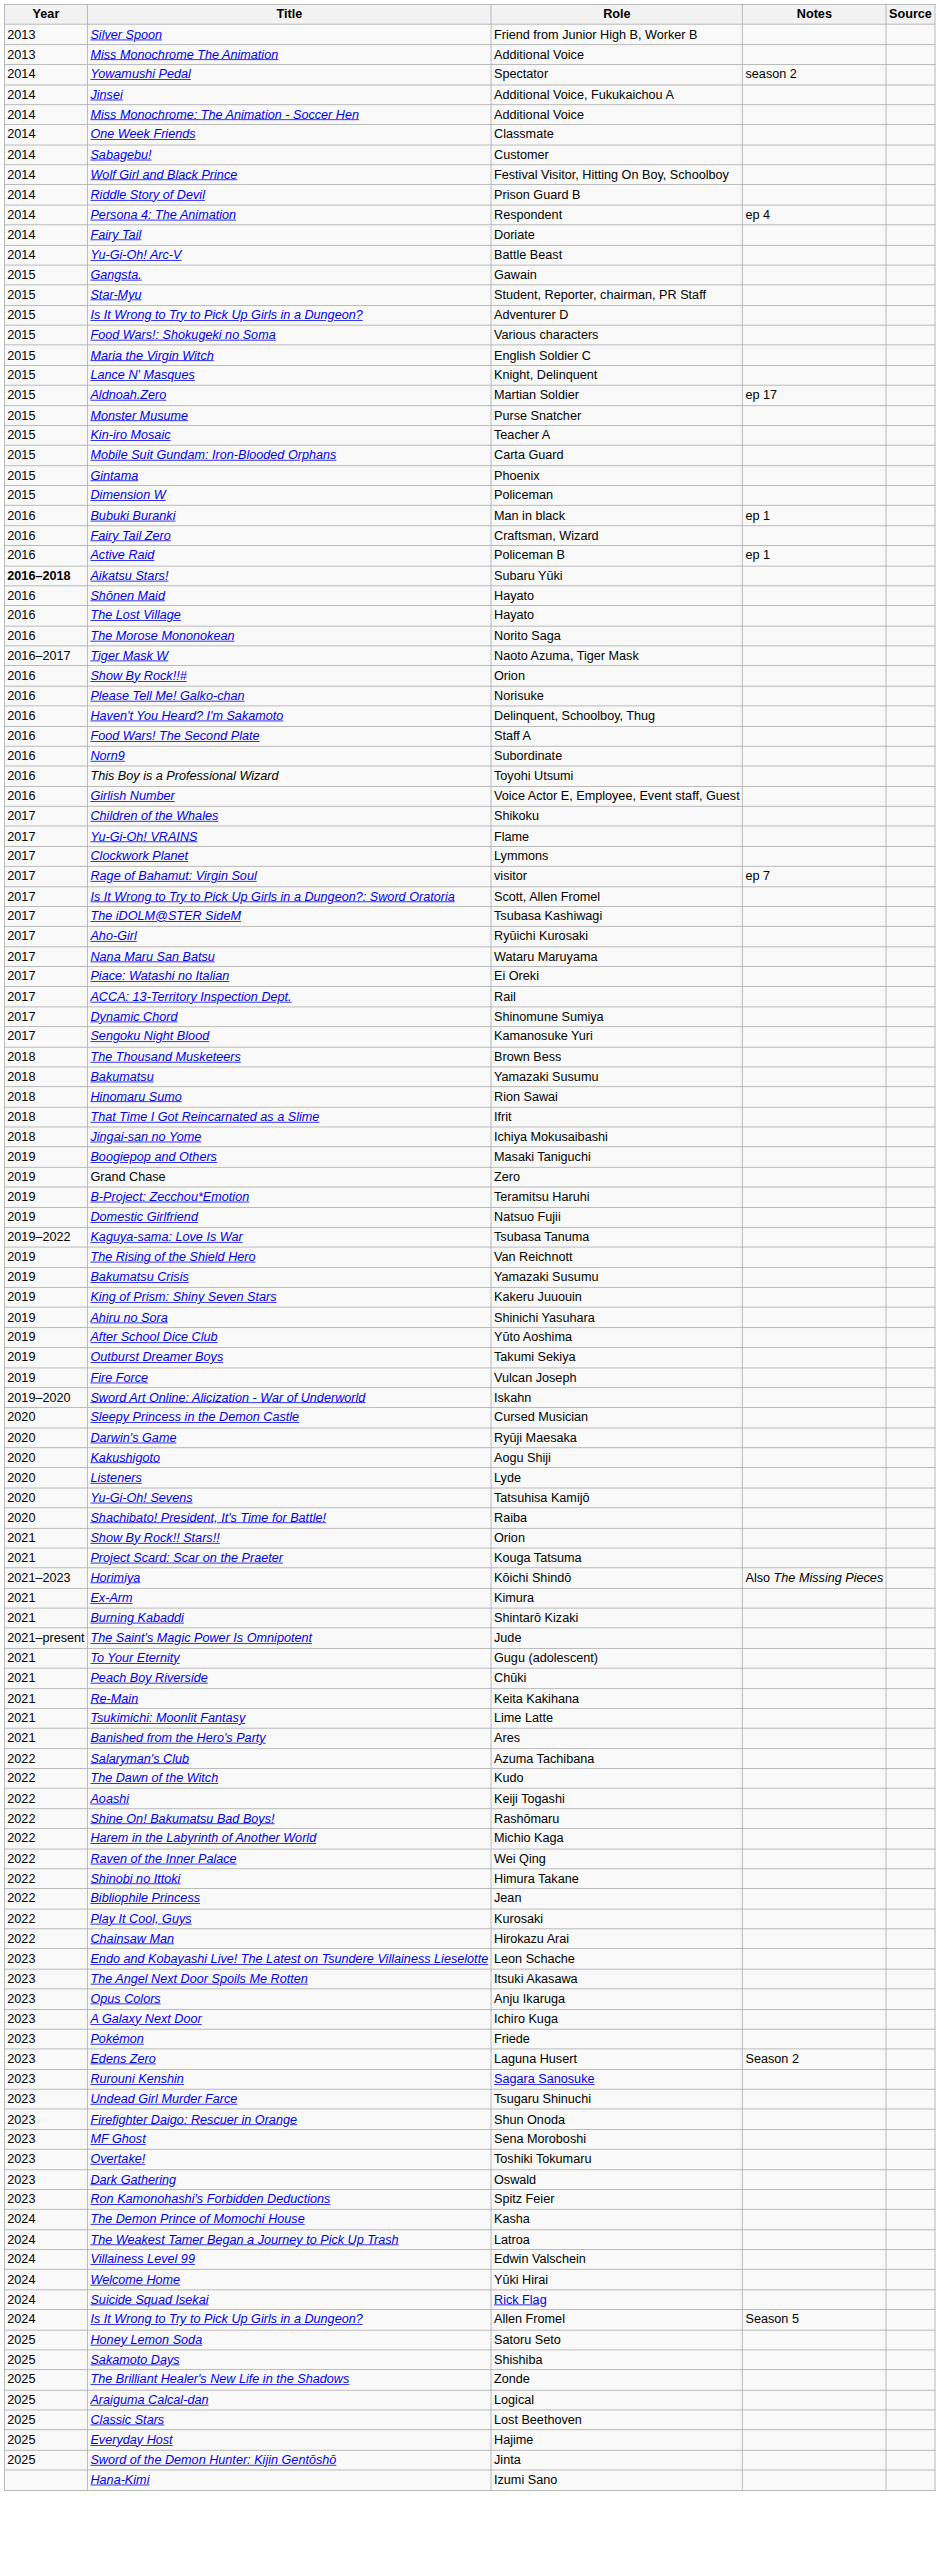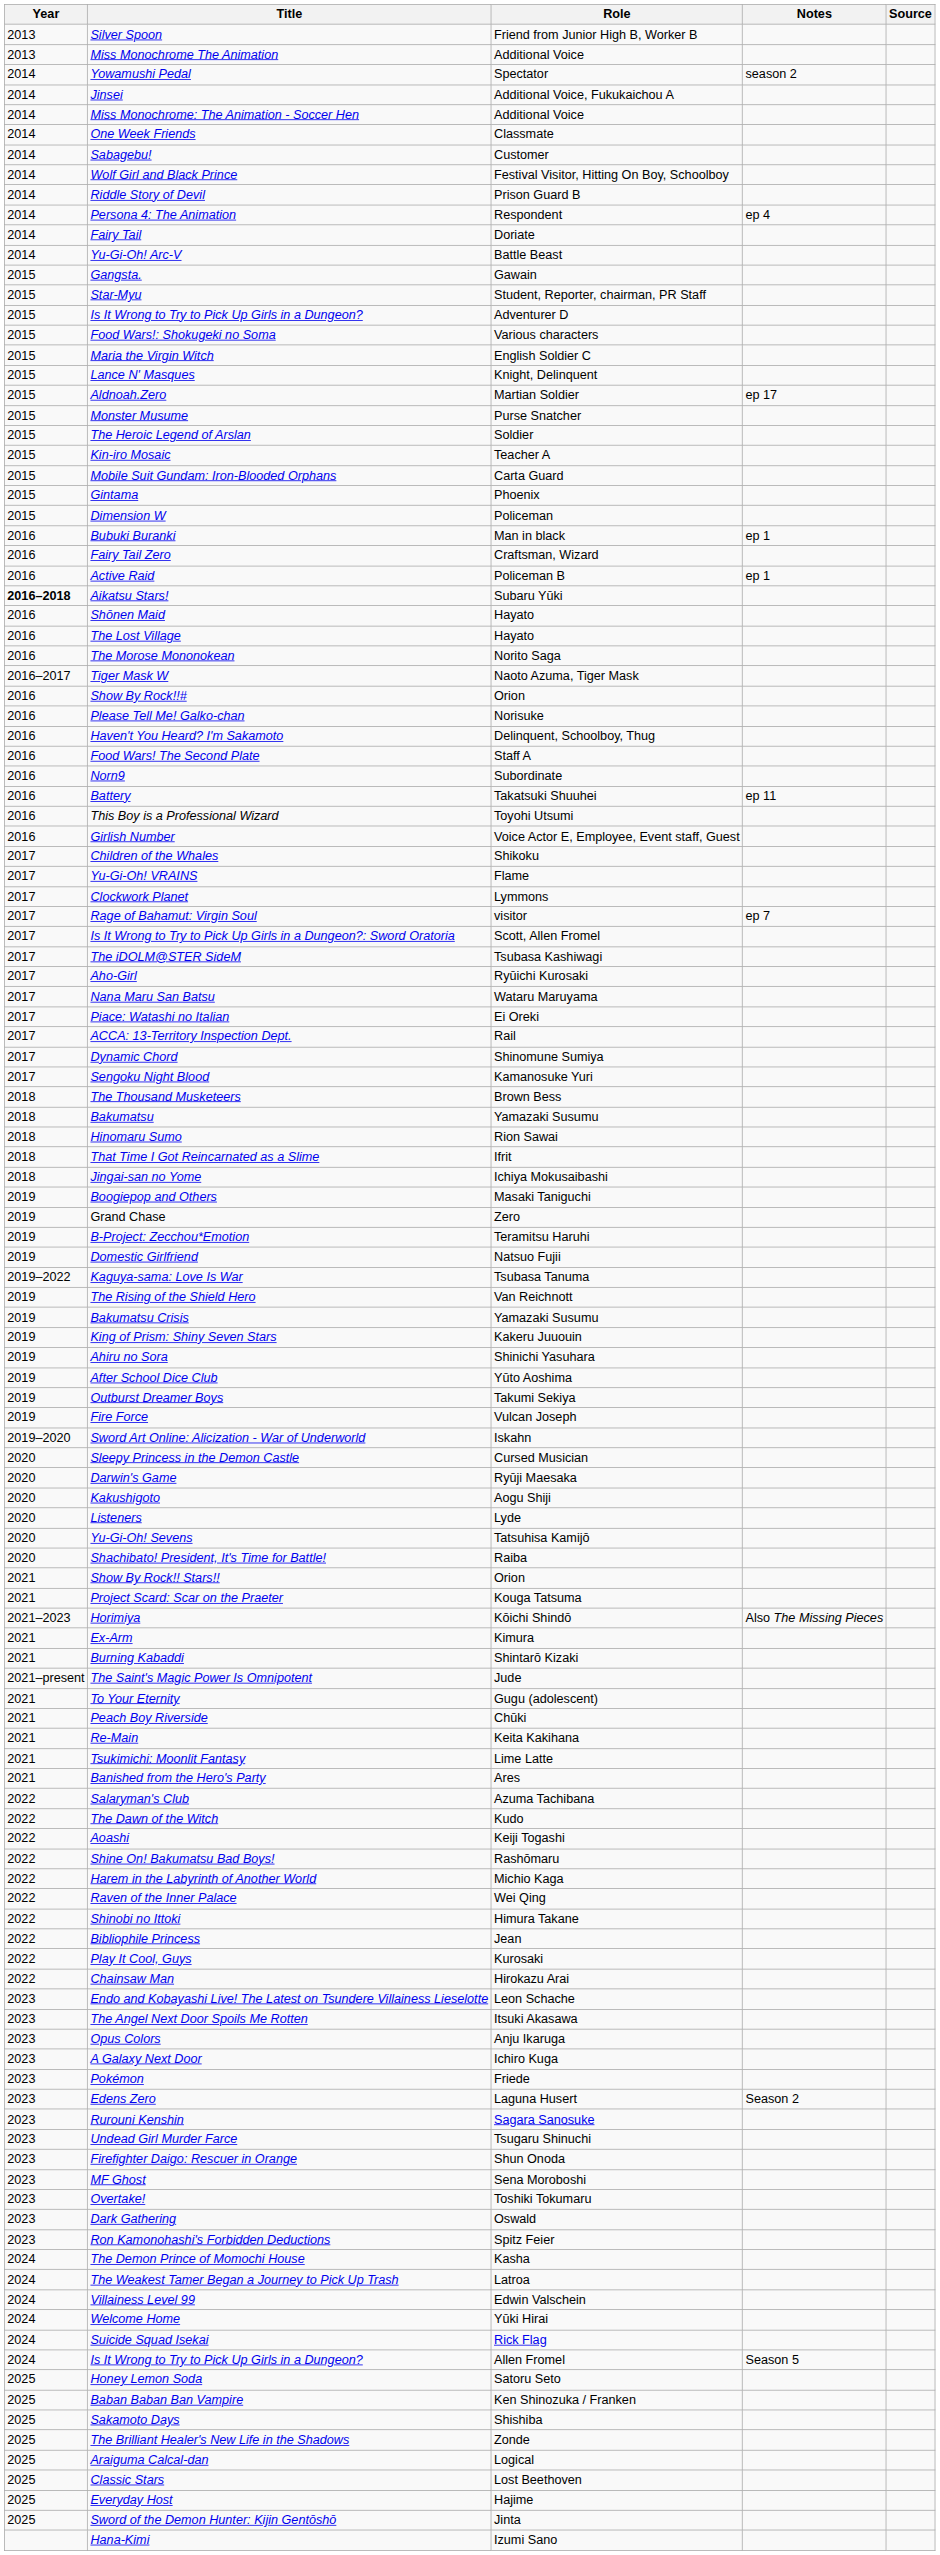+ row: (171, 435)
+ row: (110, 796)
+ row: (167, 2400)
